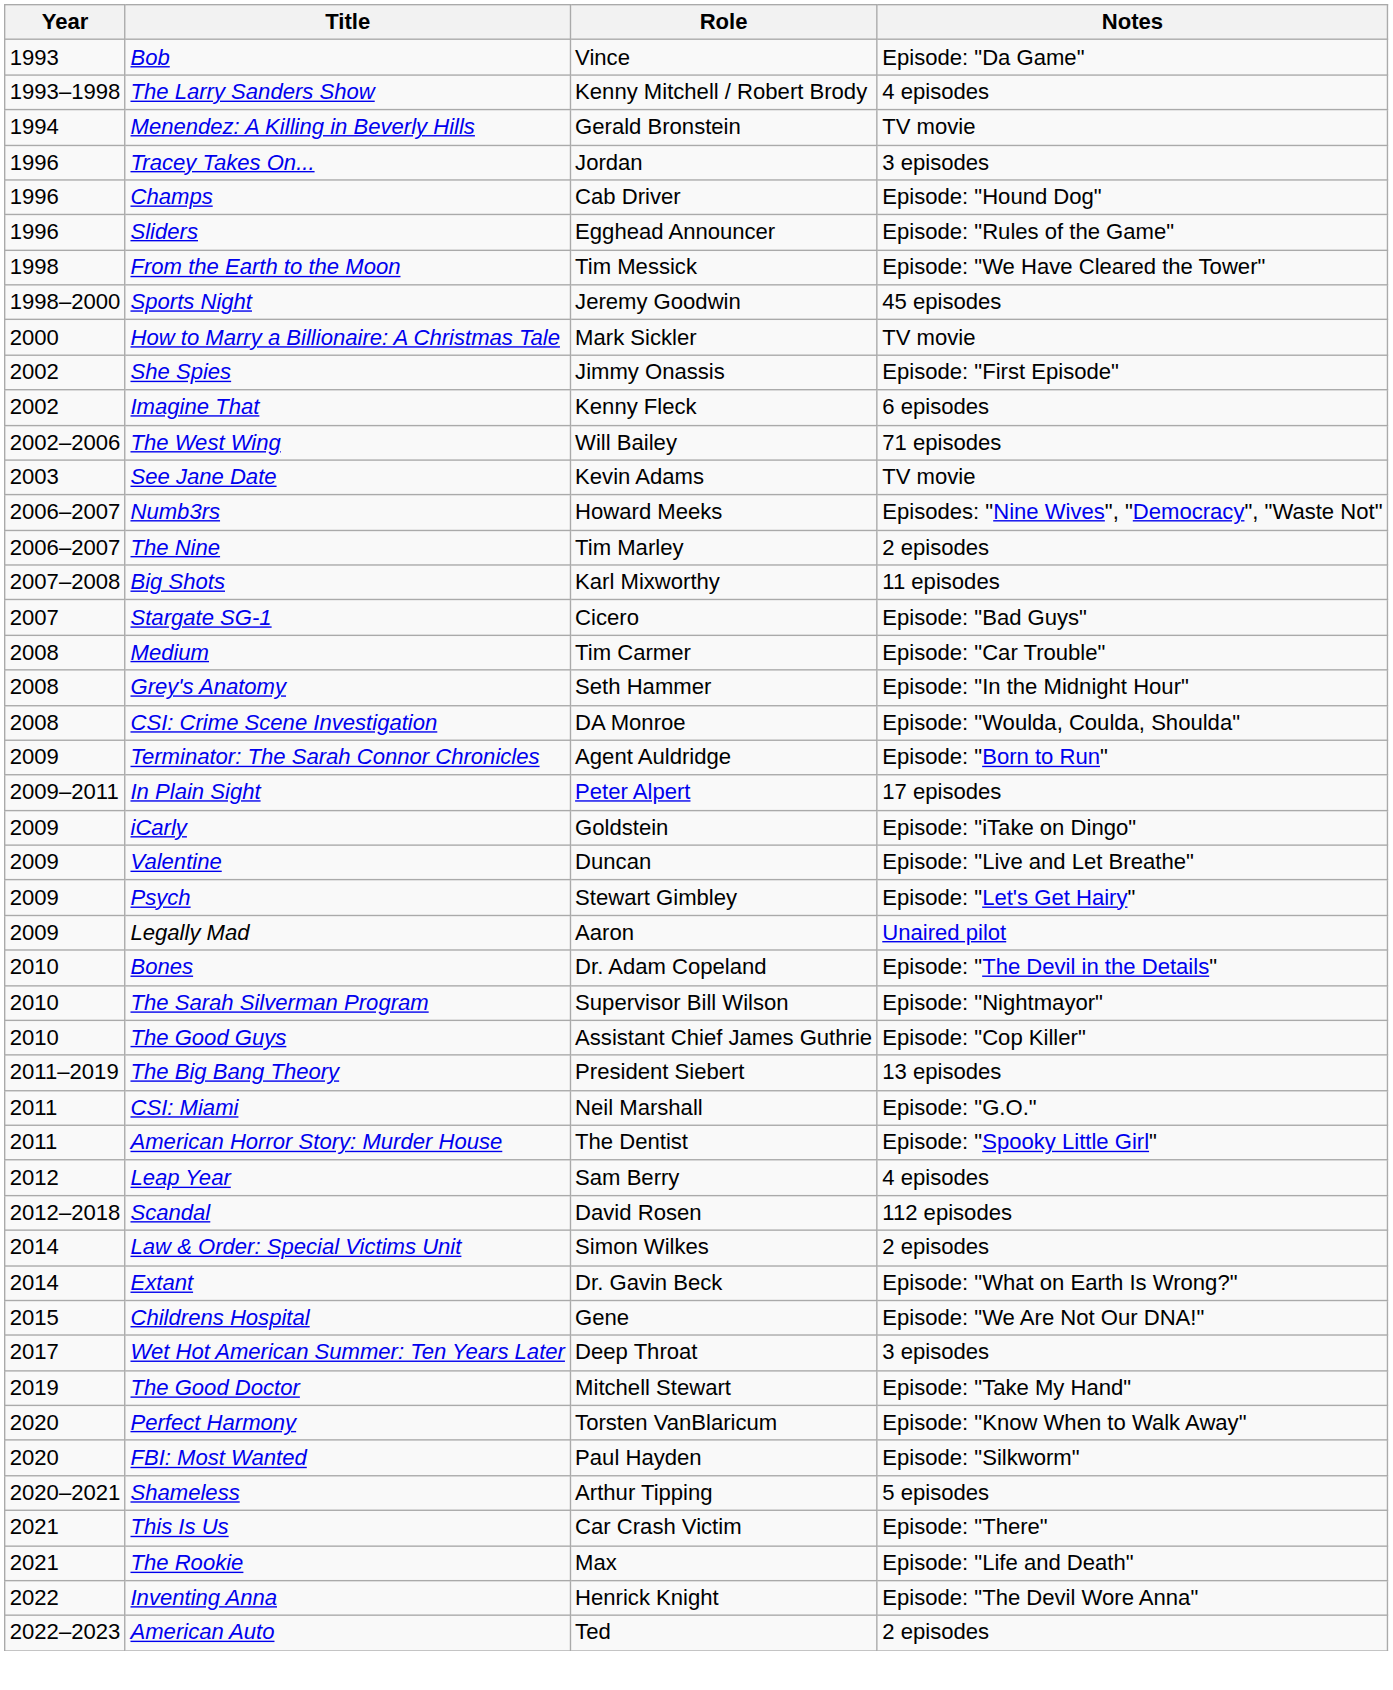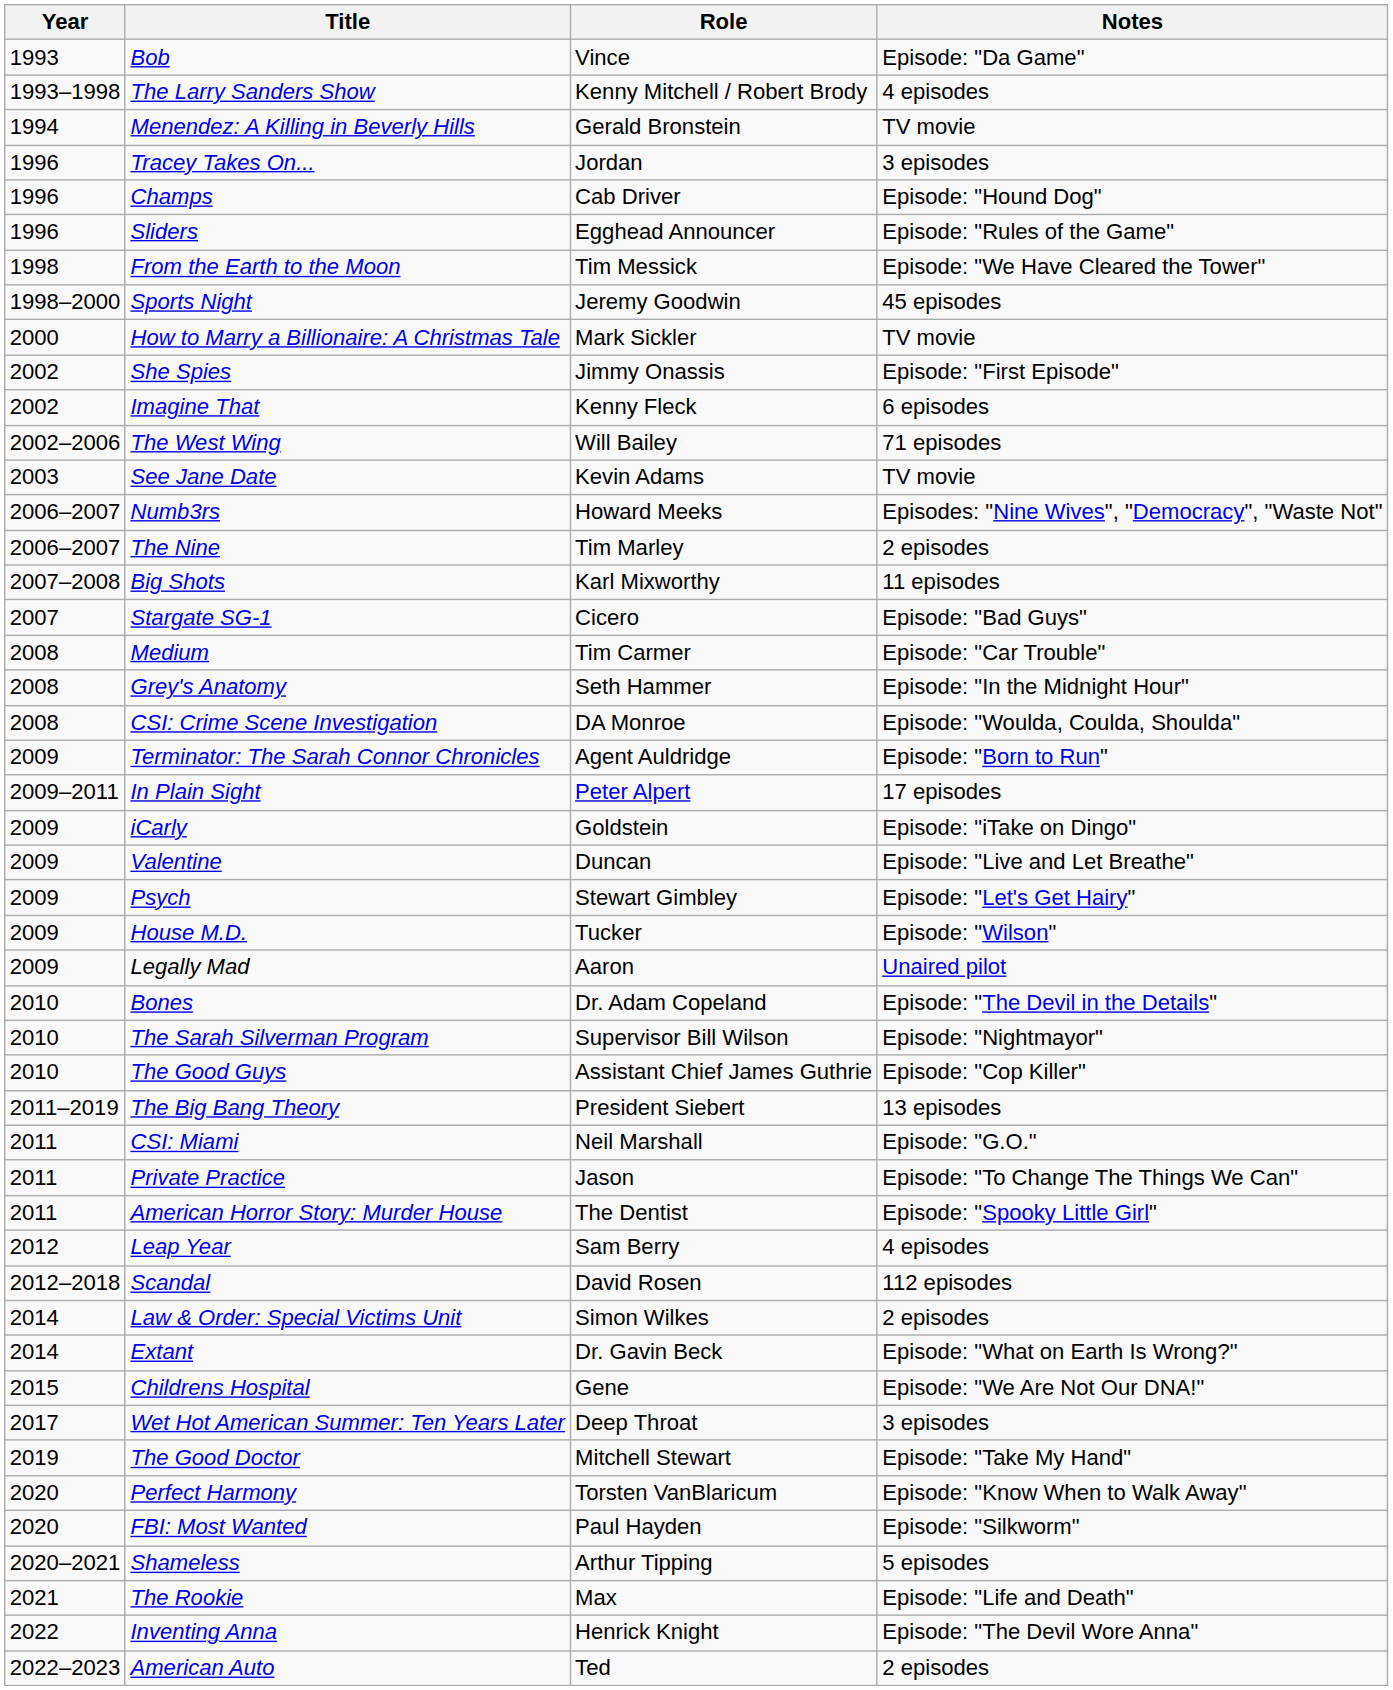+ row: (189, 932)
+ row: (208, 1177)
- row: (180, 1527)
